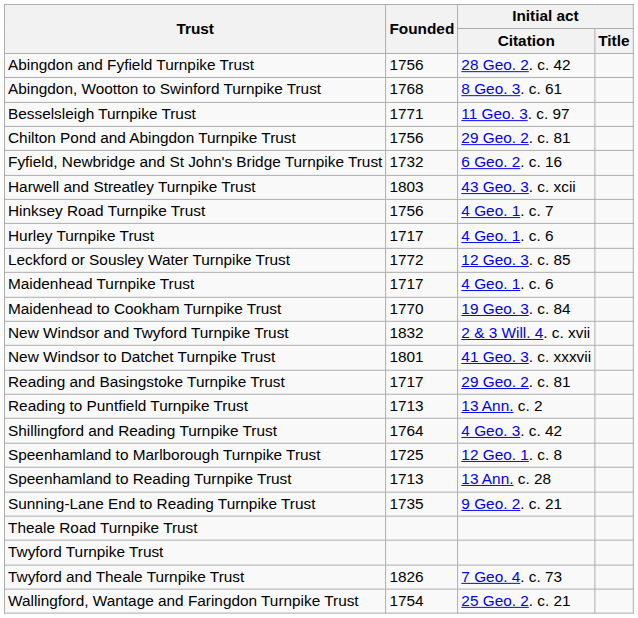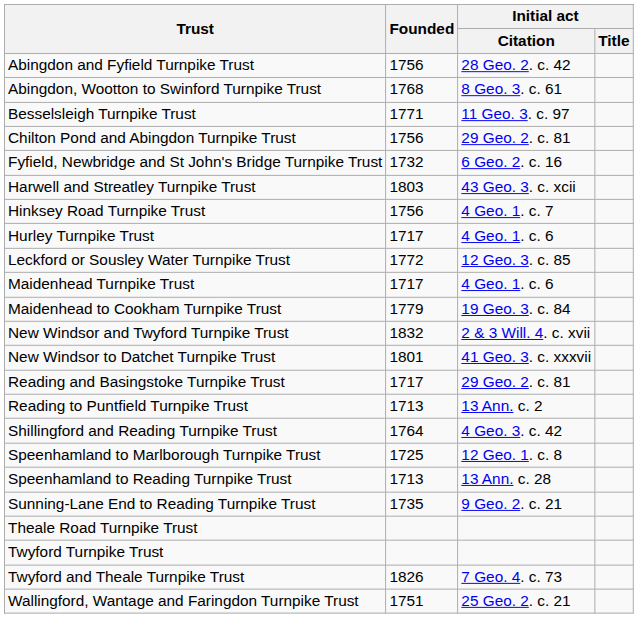(407, 308) 1770 -> (407, 308) 1779
(407, 601) 1754 -> (407, 601) 1751
